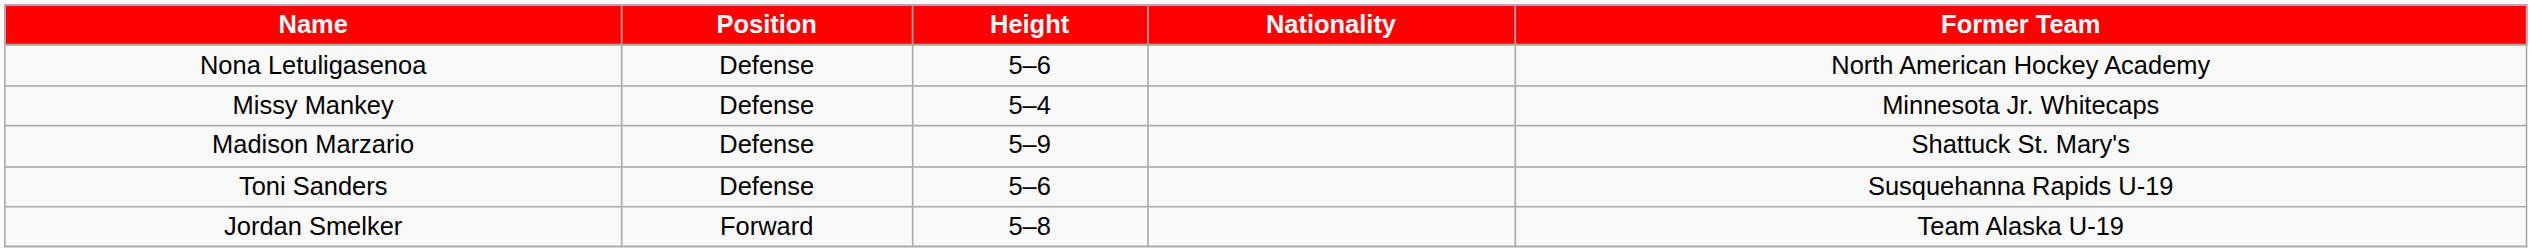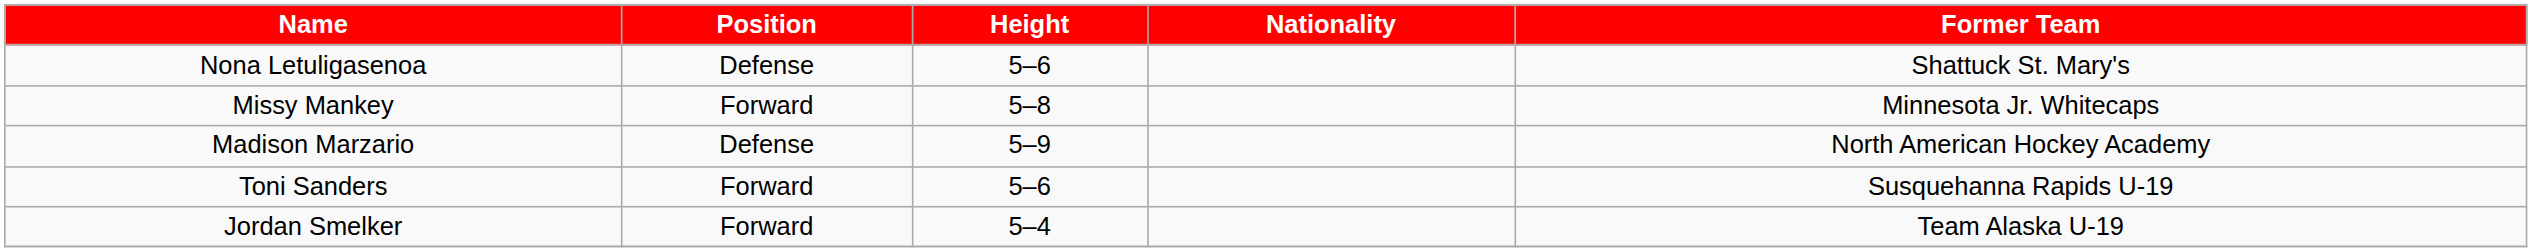(2021, 65) North American Hockey Academy -> (2021, 65) Shattuck St. Mary's
(767, 105) Defense -> (767, 105) Forward
(1030, 105) 5–4 -> (1030, 105) 5–8
(2021, 145) Shattuck St. Mary's -> (2021, 145) North American Hockey Academy
(767, 186) Defense -> (767, 186) Forward
(1030, 226) 5–8 -> (1030, 226) 5–4
